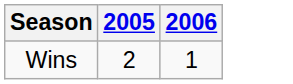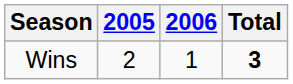+ column: (255, 22)
